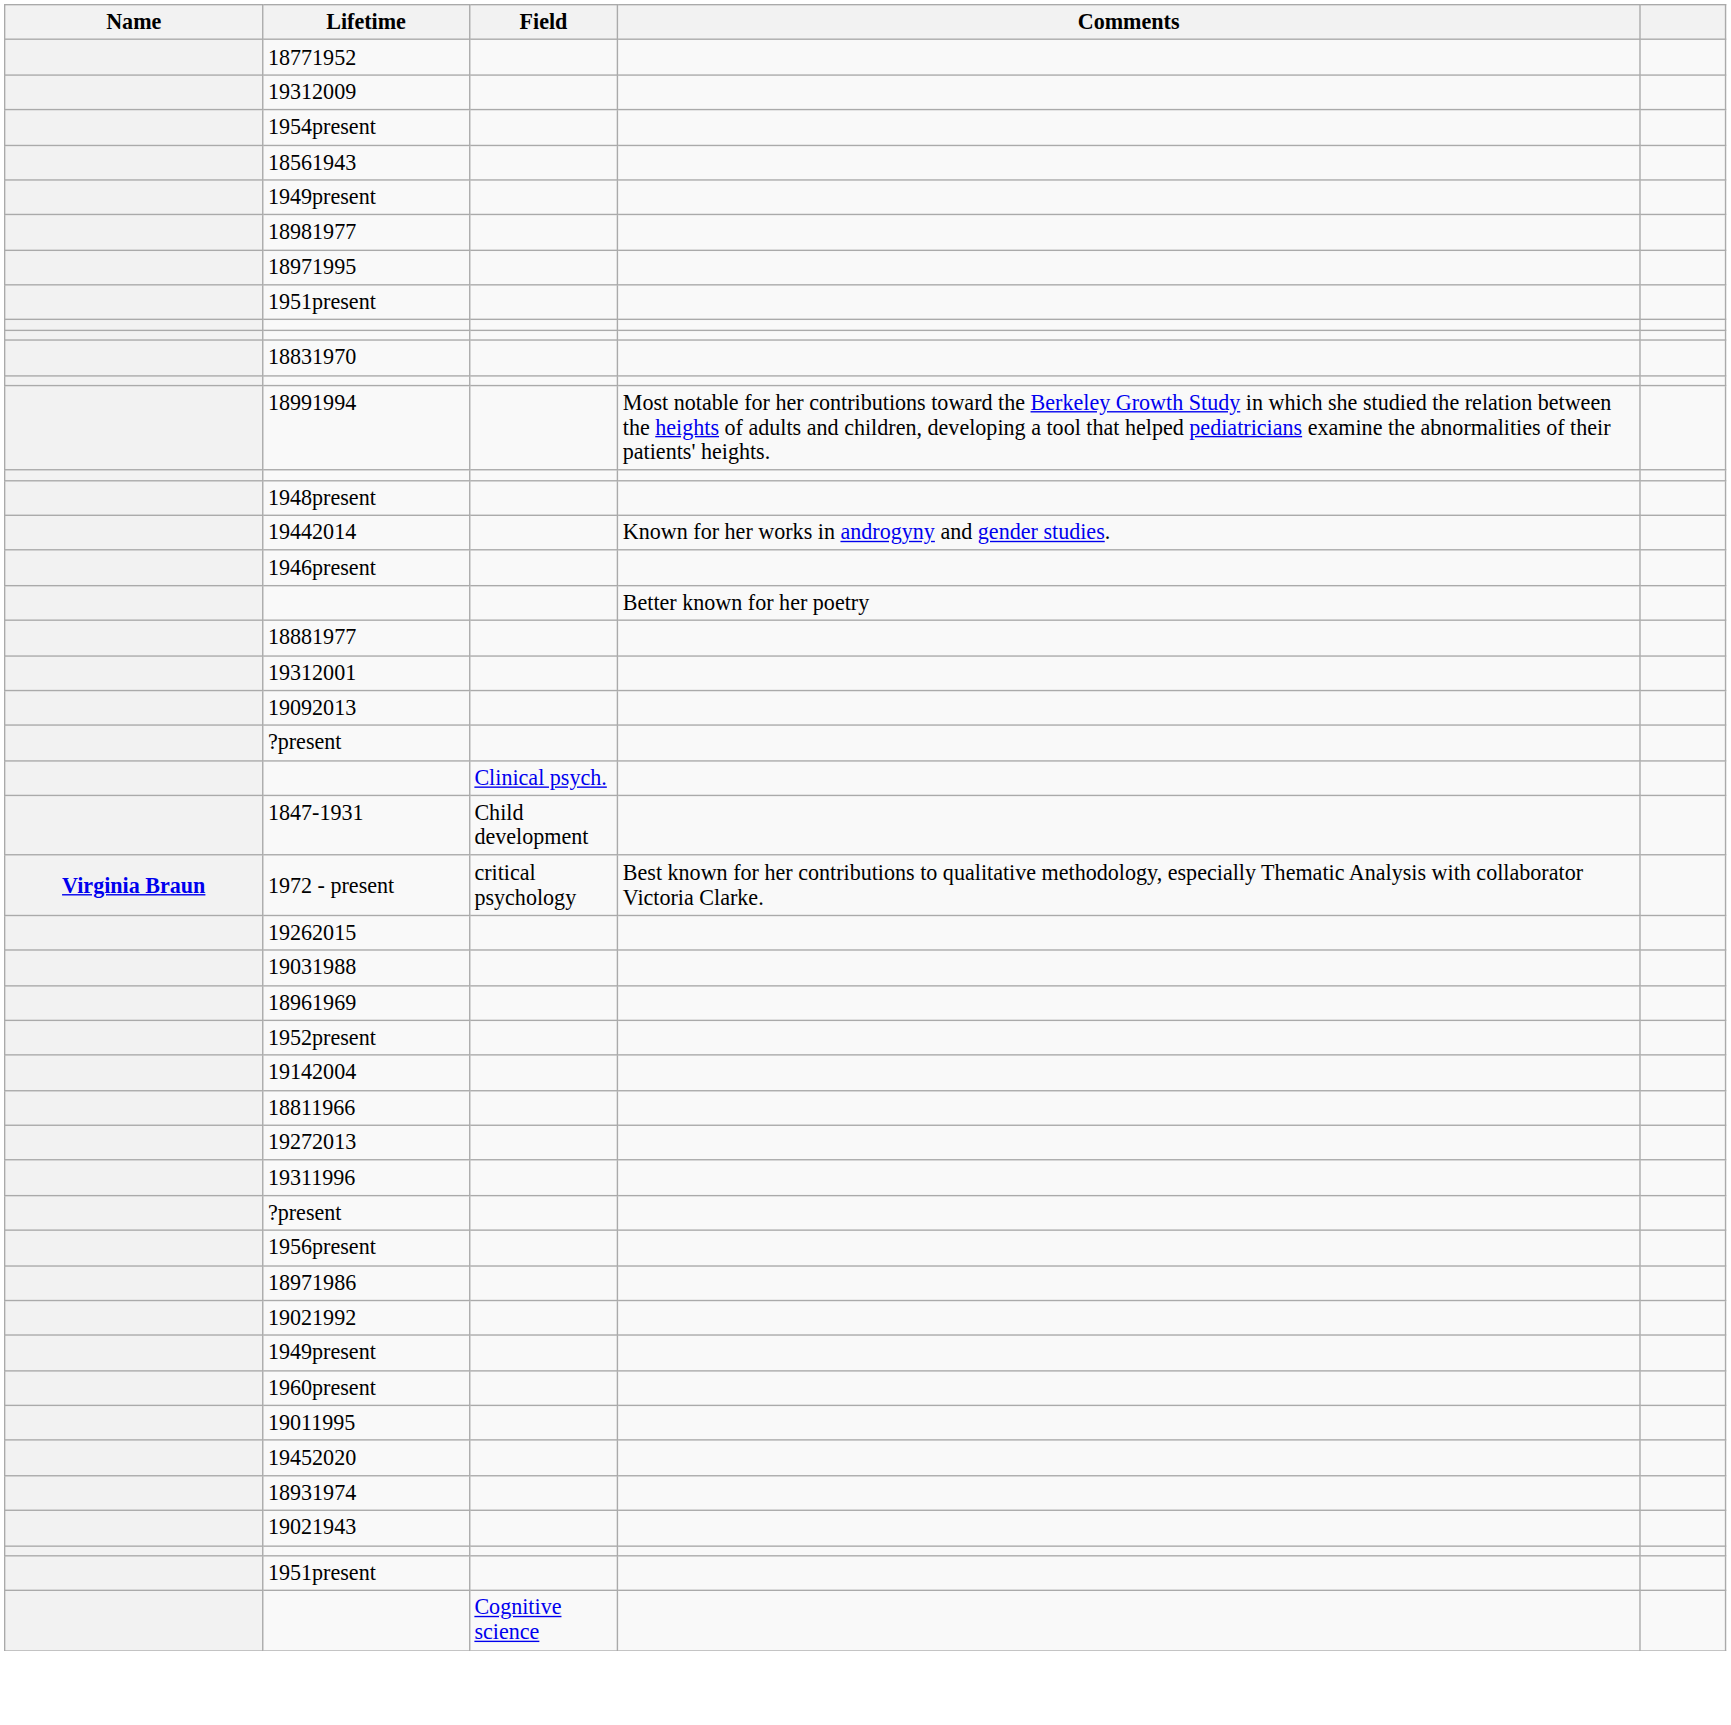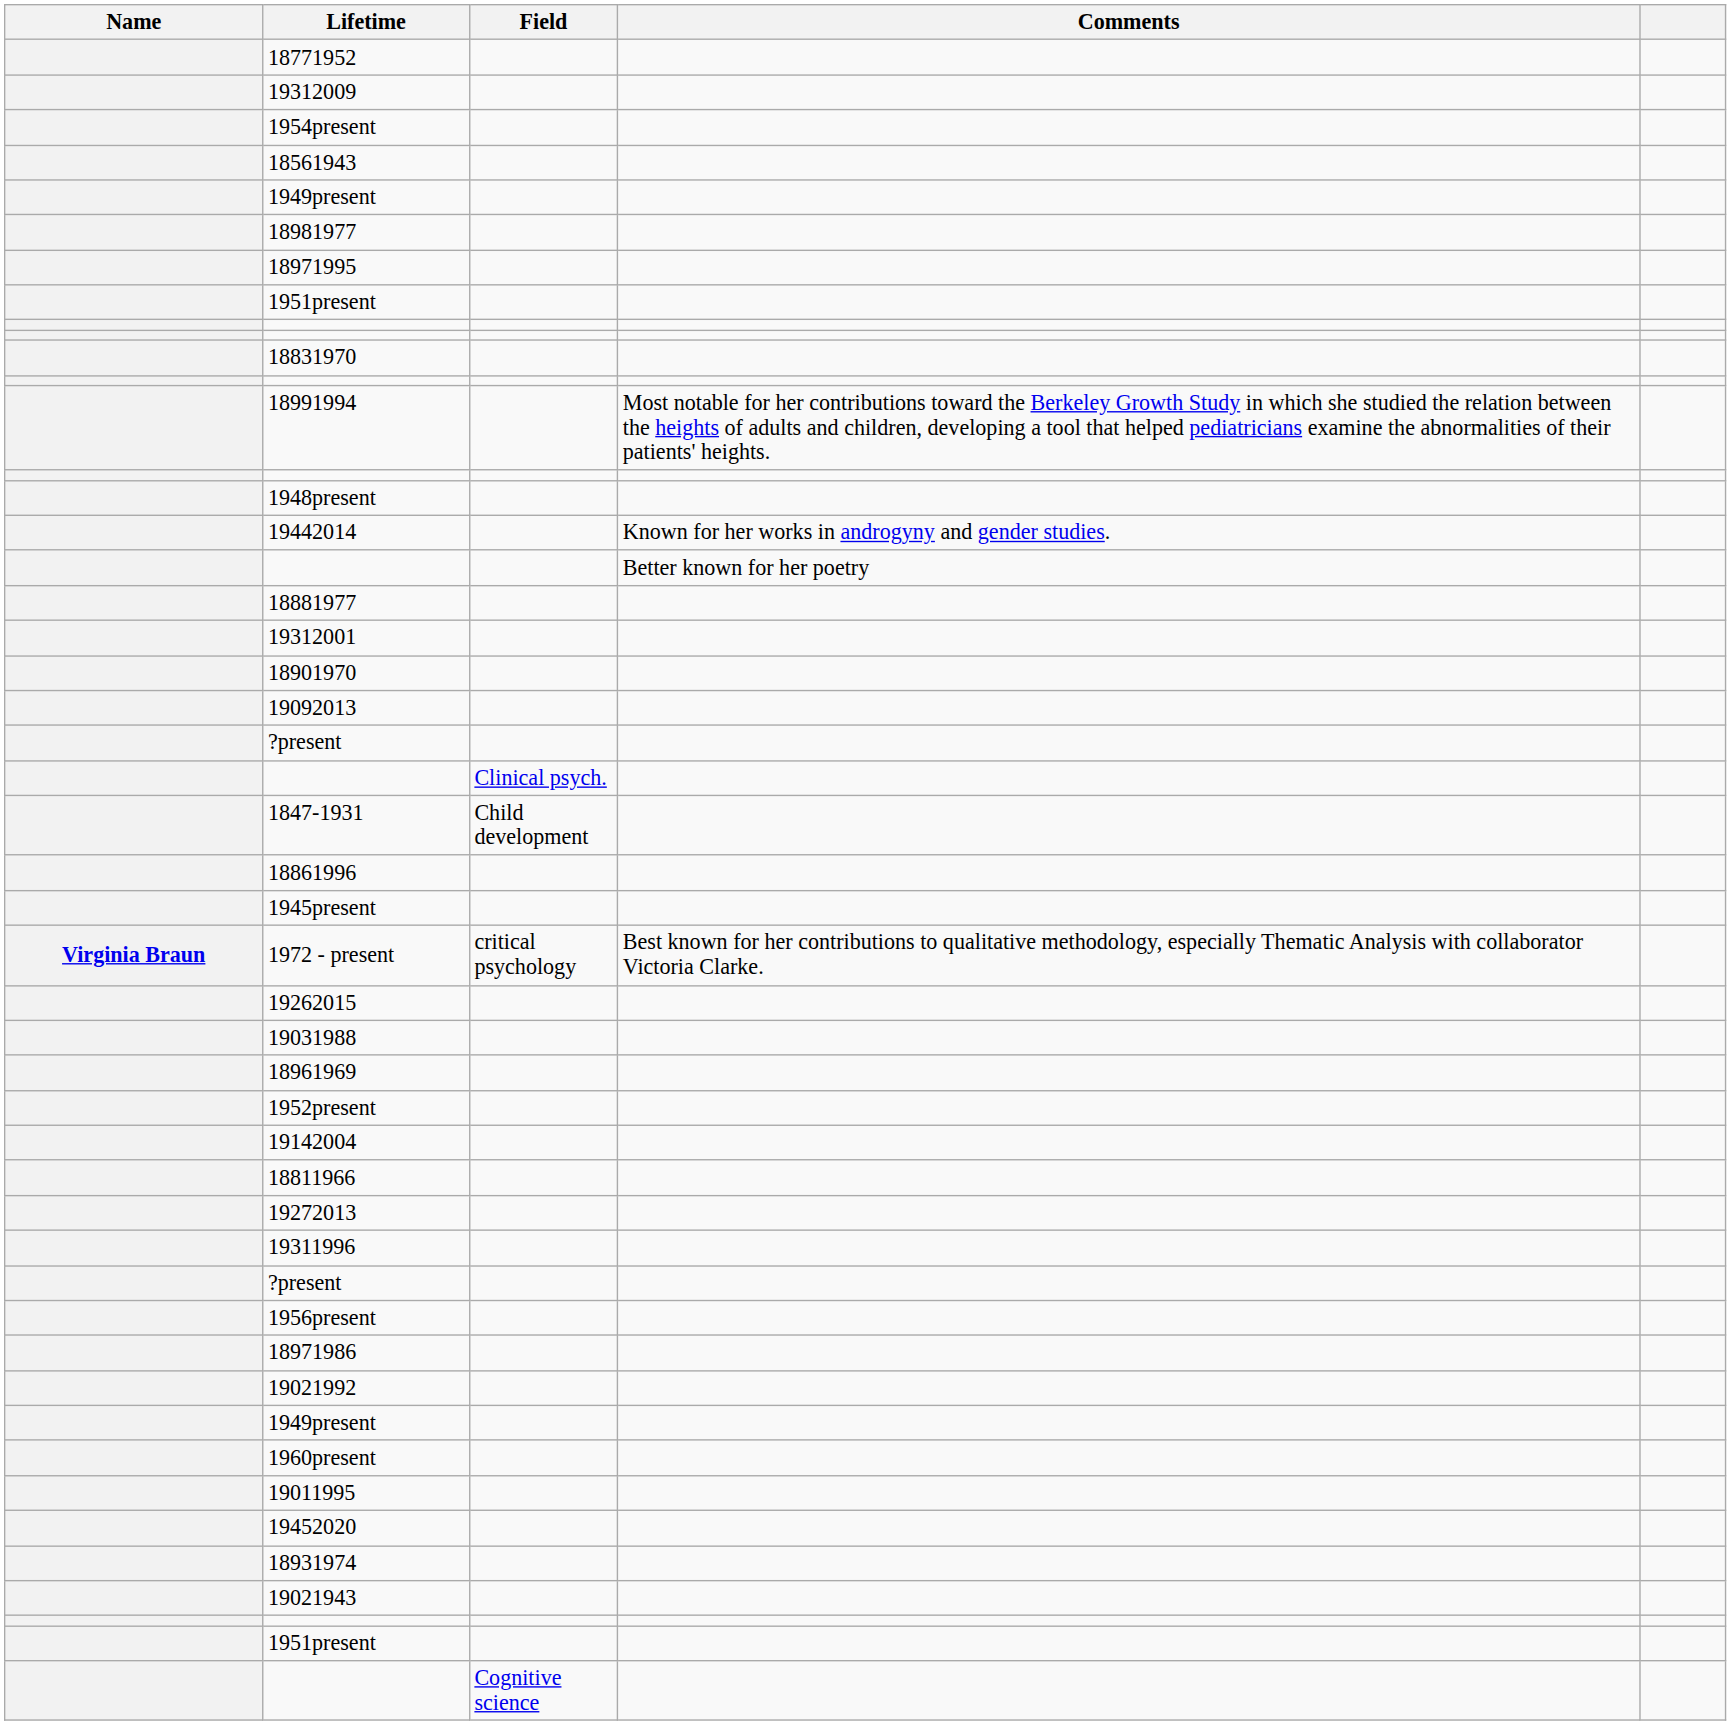- row: (322, 567)
+ row: (312, 672)
+ row: (312, 872)
+ row: (322, 907)
